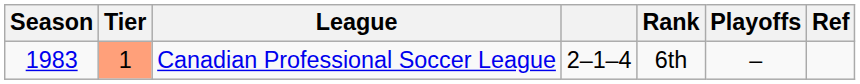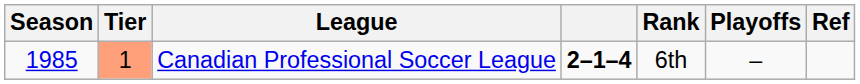(52, 60) 1983 -> (52, 60) 1985
(599, 60) normal -> (599, 60) bold
